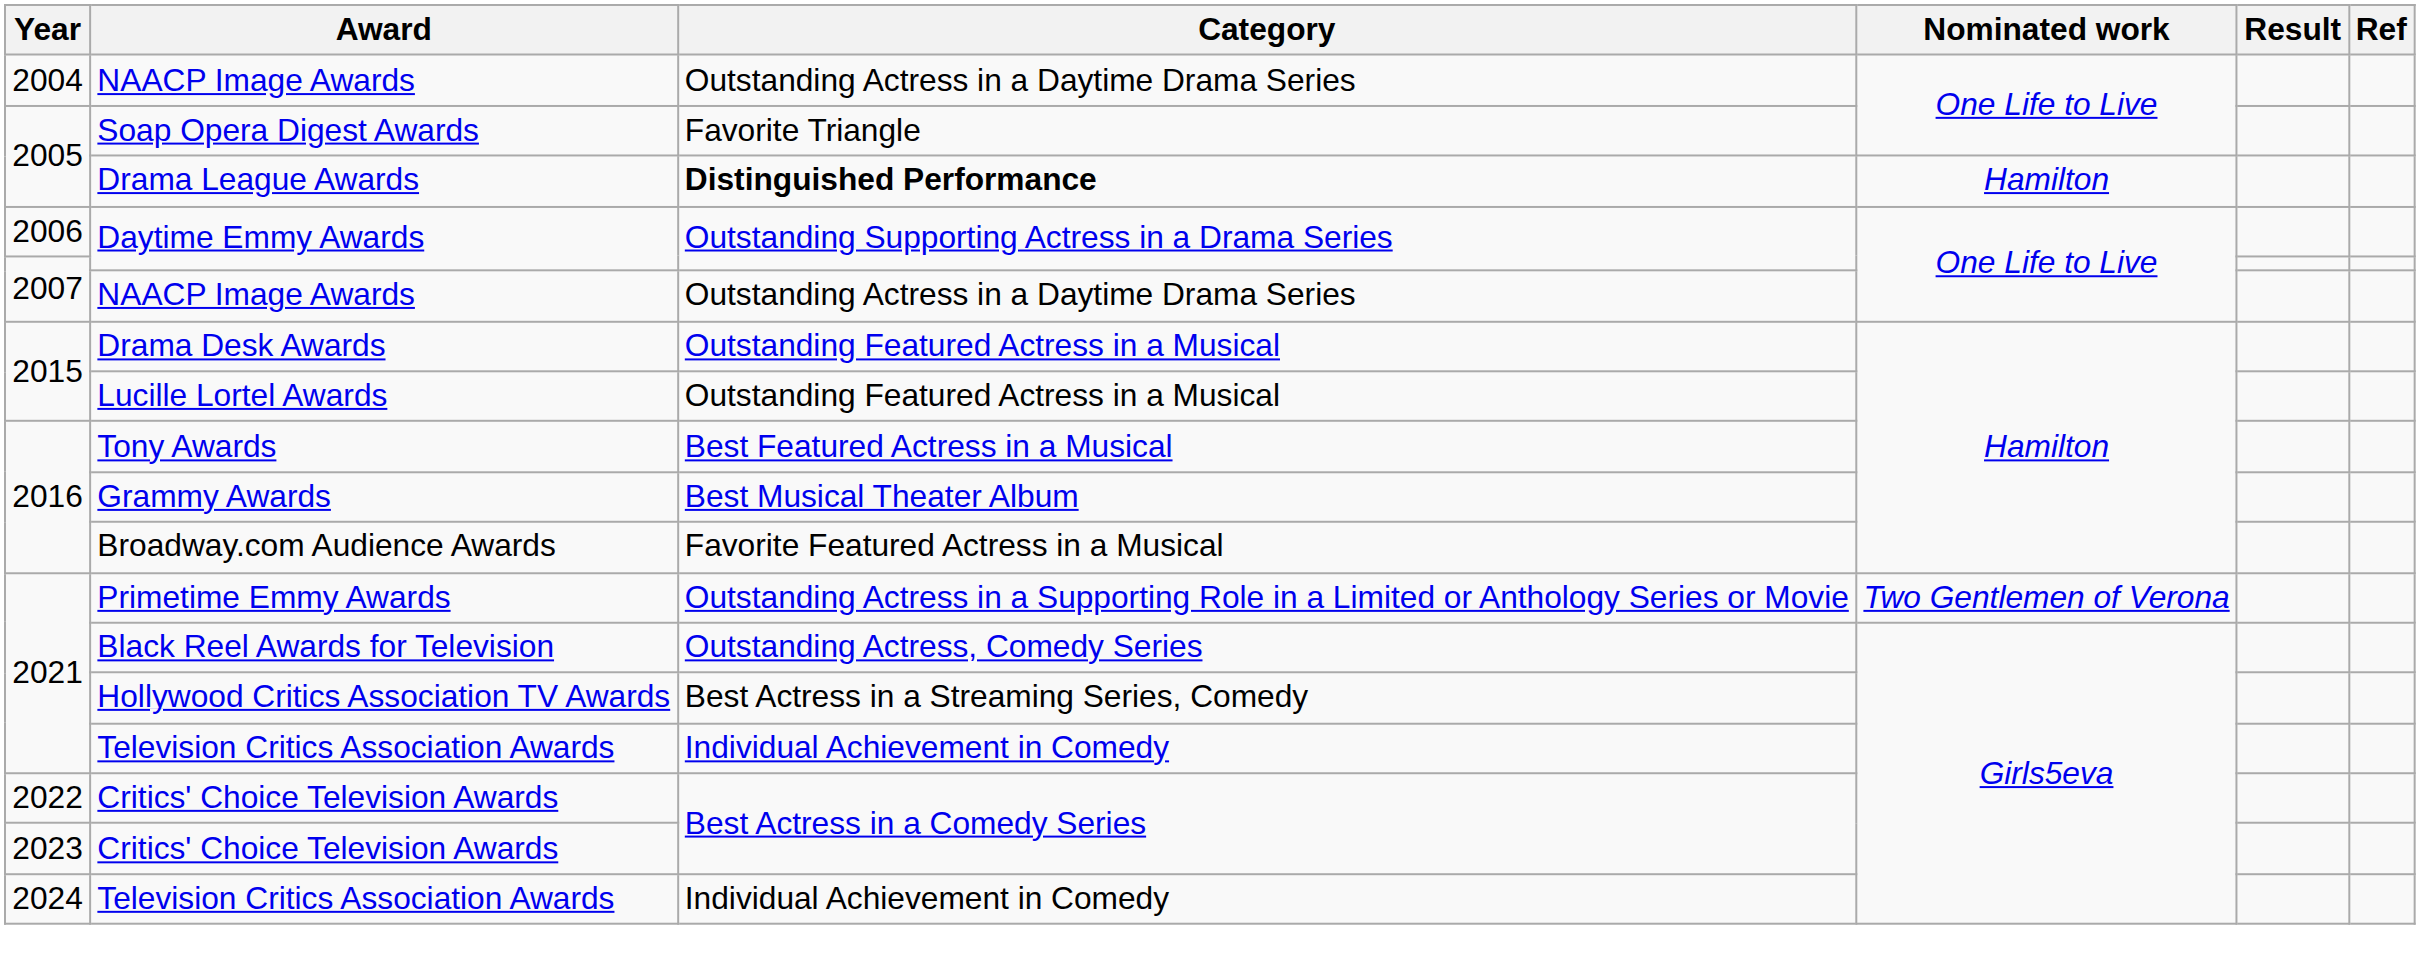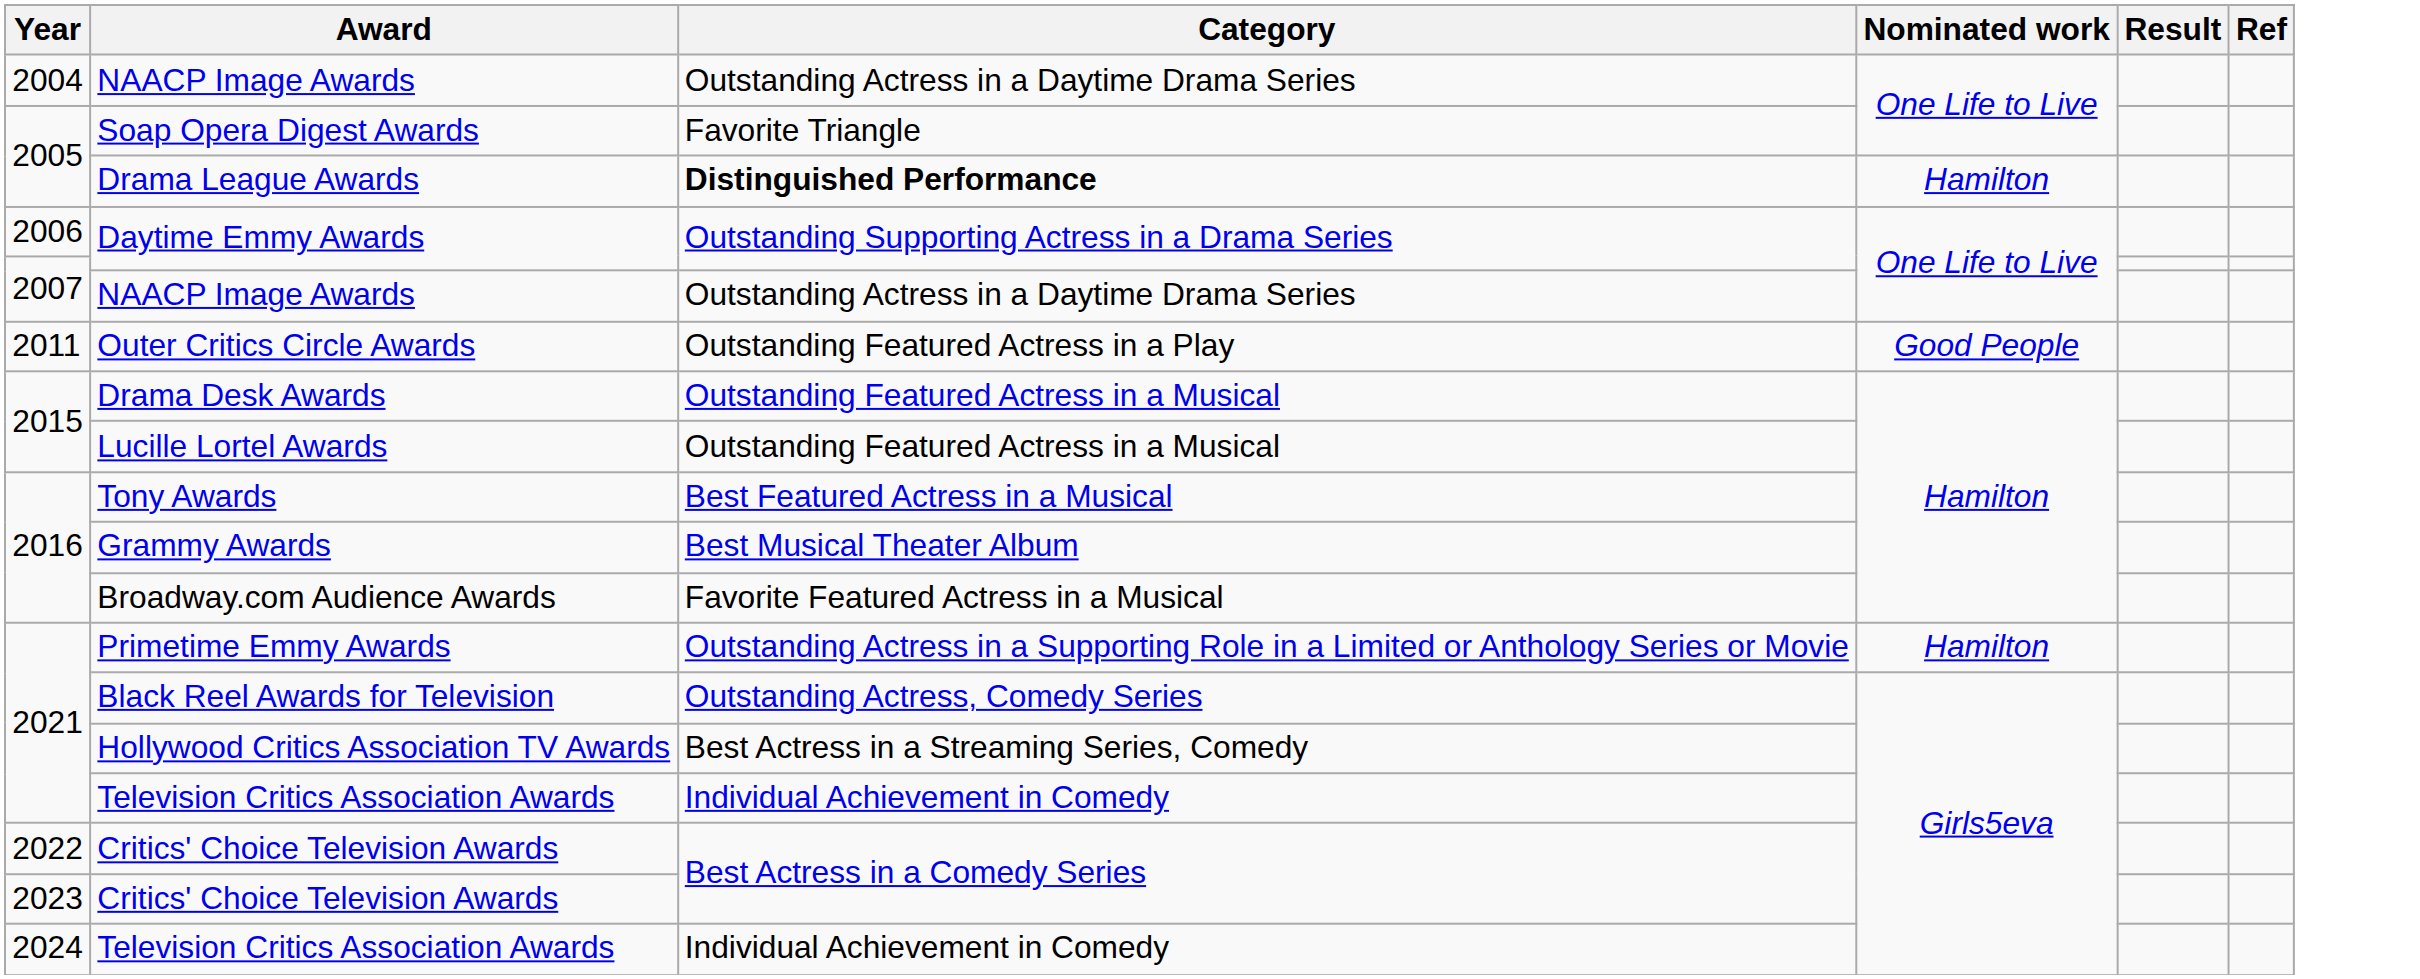+ row: (46, 345)
(2047, 596) Two Gentlemen of Verona -> (1987, 647) Hamilton
